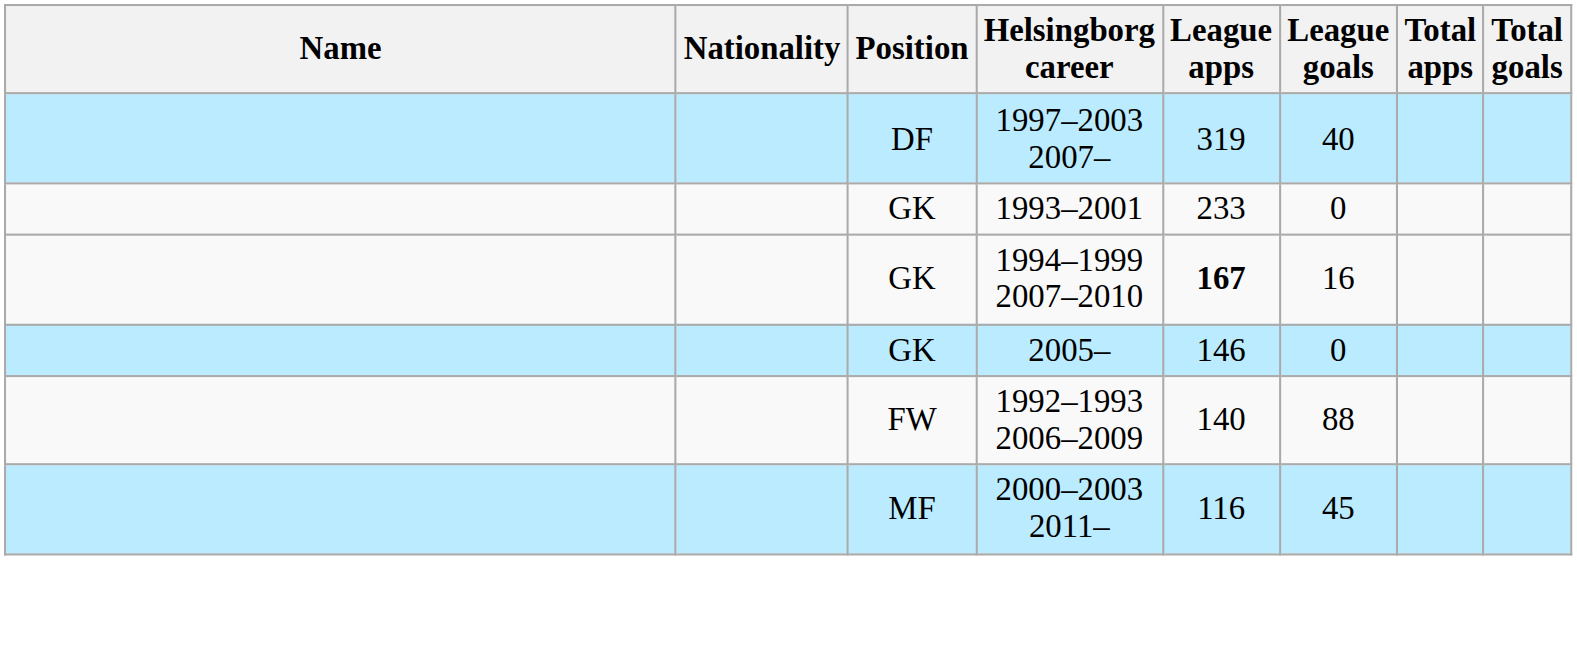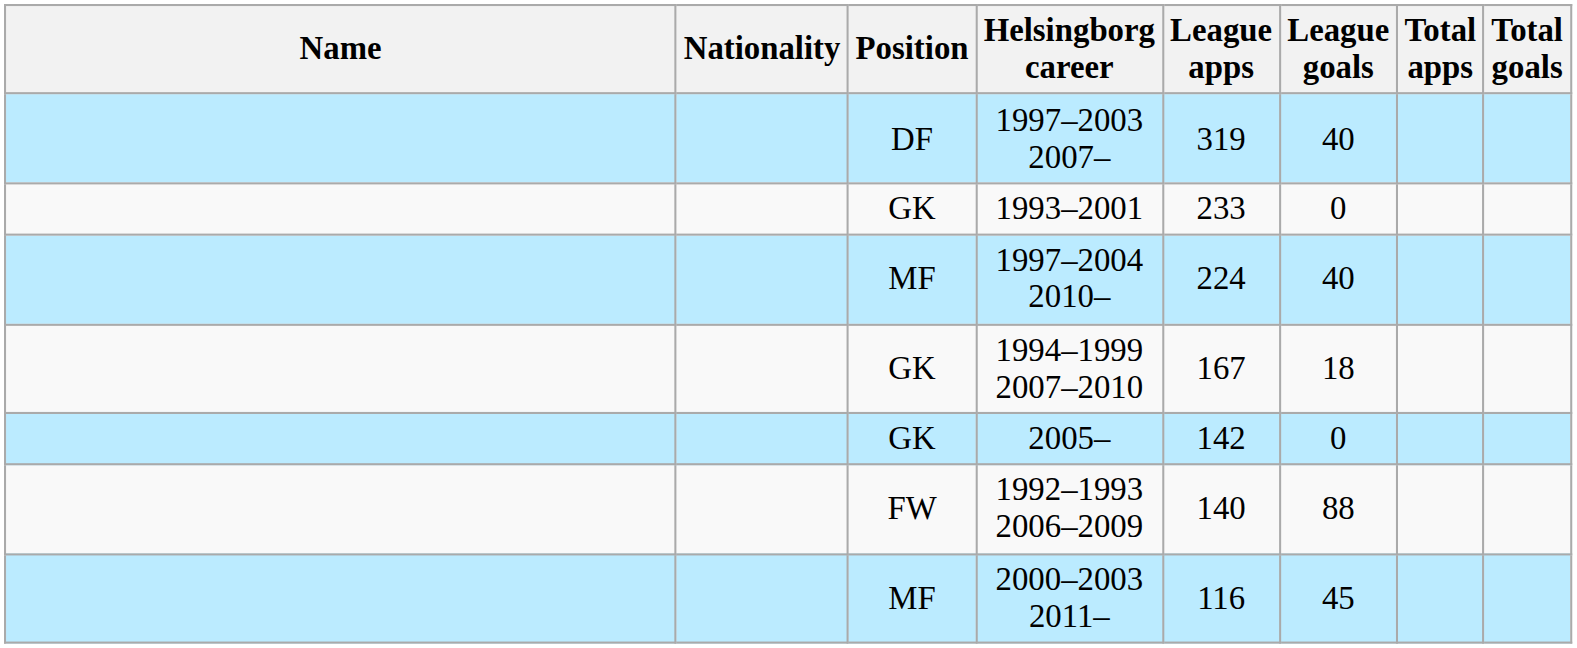+ row: (1069, 278)
(1221, 278) bold -> (1221, 367) normal
(1338, 278) 16 -> (1338, 367) 18
(1221, 349) 146 -> (1221, 438) 142
